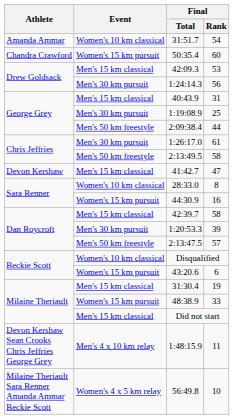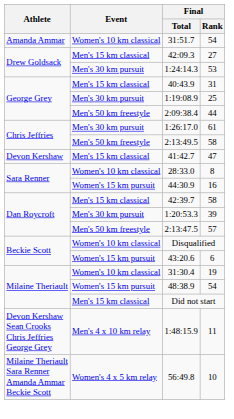- row: (185, 55)
(216, 70) 53 -> (212, 55) 27
(216, 84) 56 -> (212, 70) 53
(115, 287) Men's 15 km classical -> (116, 272) Women's 10 km classical
(216, 301) 33 -> (212, 287) 54
